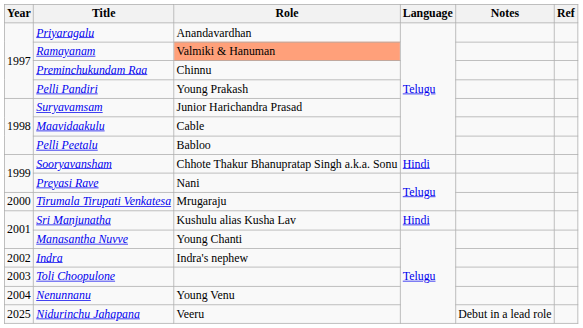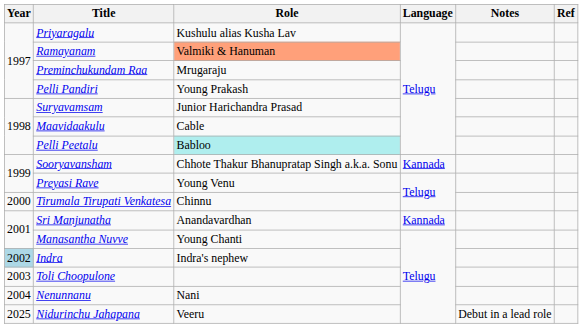(214, 32) Anandavardhan -> (236, 32) Kushulu alias Kusha Lav
(194, 70) Chinnu -> (202, 70) Mrugaraju
(194, 145) no background -> (194, 145) paleturquoise background
(416, 164) Hindi -> (424, 164) Kannada
(188, 182) Nani -> (206, 182) Young Venu
(202, 201) Mrugaraju -> (194, 201) Chinnu
(236, 220) Kushulu alias Kusha Lav -> (214, 220) Anandavardhan
(416, 220) Hindi -> (424, 220) Kannada
(19, 257) no background -> (19, 257) lightblue background
(206, 295) Young Venu -> (188, 295) Nani
